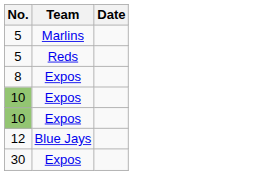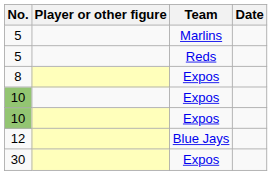+ column: (101, 15)
